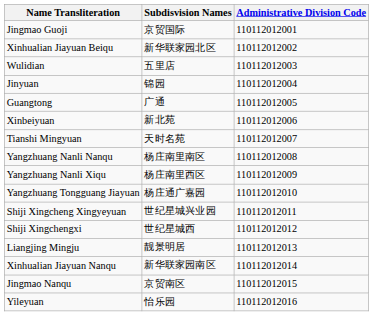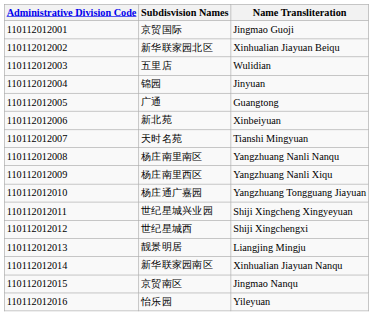columns swapped: (301, 12) <-> (73, 12)
